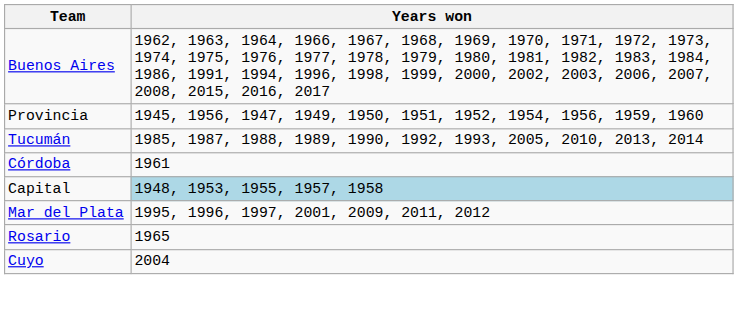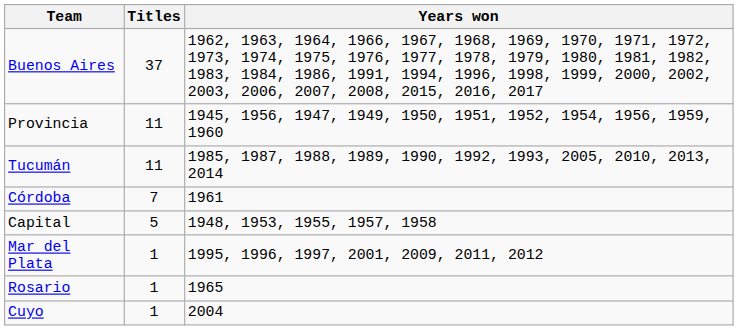+ column: (154, 17)
(259, 189) lightblue background -> (312, 223) no background
